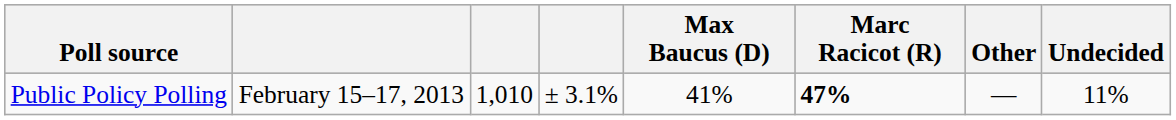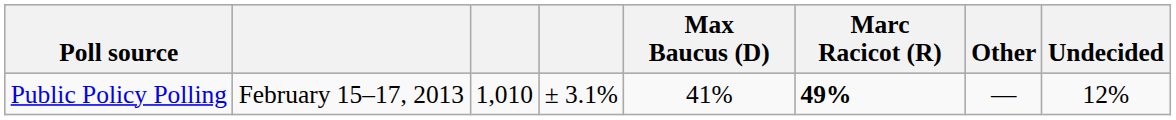(826, 93) 47% -> (826, 93) 49%
(1106, 93) 11% -> (1106, 93) 12%
